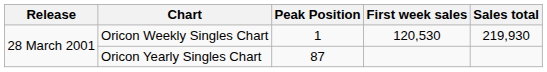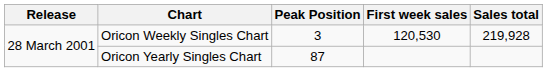(318, 35) 1 -> (318, 35) 3
(506, 35) 219,930 -> (506, 35) 219,928
